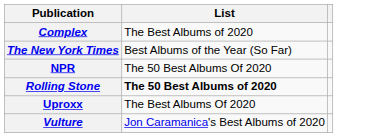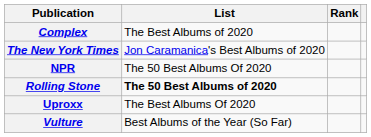+ column: (344, 13)
(208, 50) Best Albums of the Year (So Far) -> (225, 50) Jon Caramanica's Best Albums of 2020
(225, 123) Jon Caramanica's Best Albums of 2020 -> (208, 123) Best Albums of the Year (So Far)
